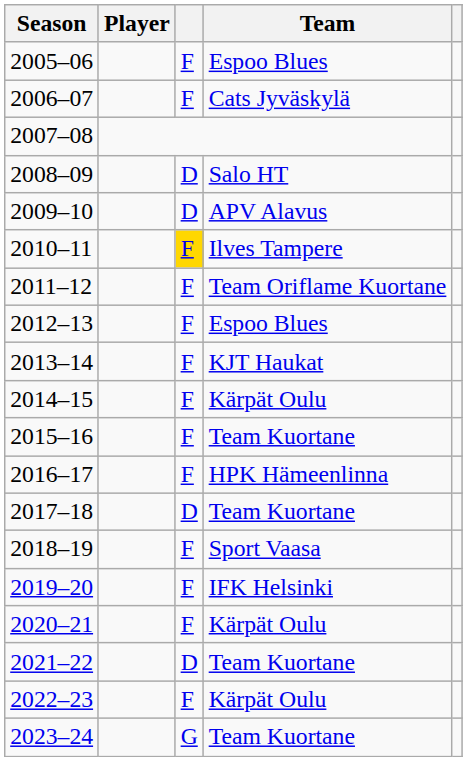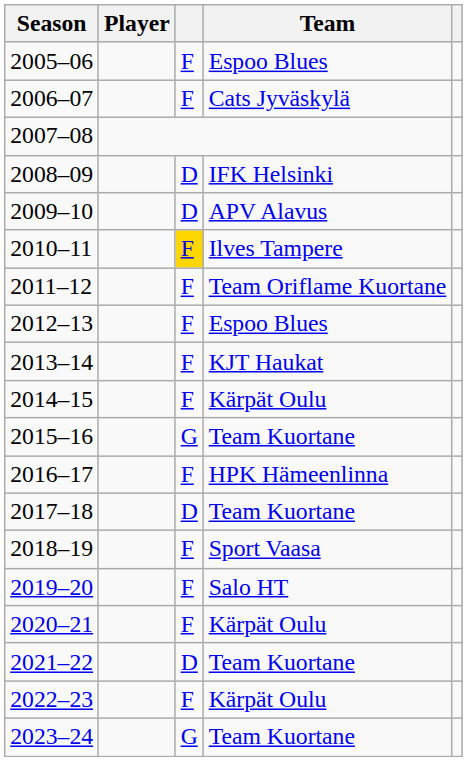(248, 173) Salo HT -> (271, 173) IFK Helsinki
(187, 436) F -> (189, 436) G
(271, 586) IFK Helsinki -> (248, 586) Salo HT
